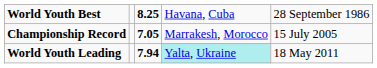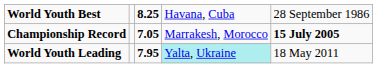(305, 33) normal -> (306, 33) bold
(148, 53) 7.94 -> (148, 53) 7.95
